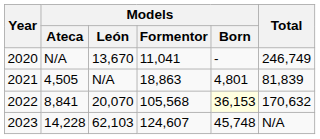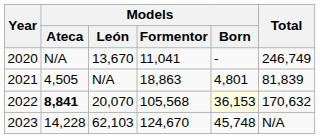(61, 101) normal -> (61, 101) bold
(164, 123) 124,607 -> (164, 123) 124,670
